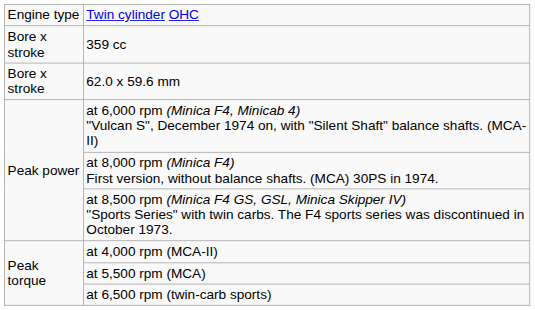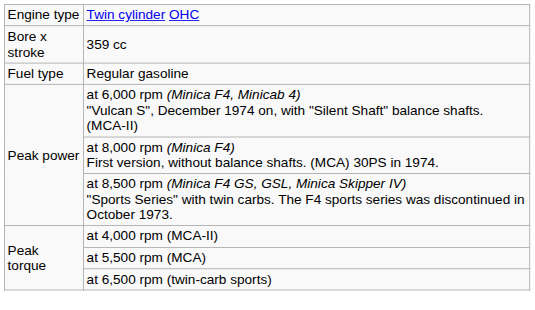- row: (133, 81)
+ row: (138, 73)
